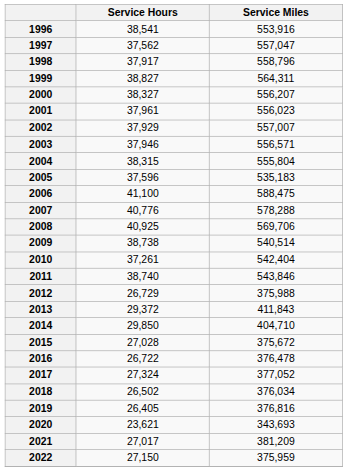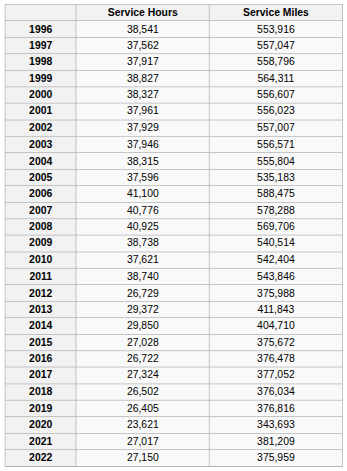(276, 95) 556,207 -> (276, 95) 556,607
(143, 260) 37,261 -> (143, 260) 37,621
